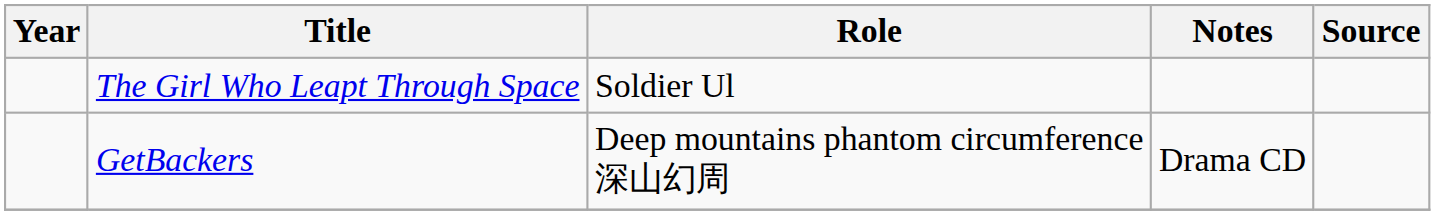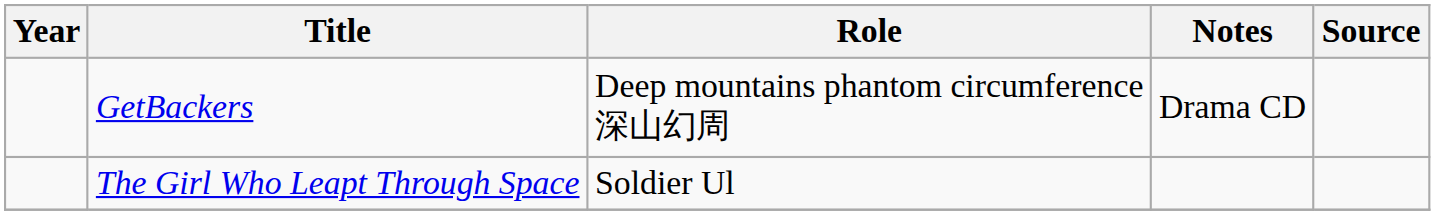rows swapped: (175, 160) <-> (338, 84)
